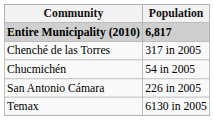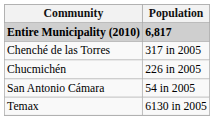(170, 69) 54 in 2005 -> (173, 69) 226 in 2005
(173, 87) 226 in 2005 -> (170, 87) 54 in 2005
